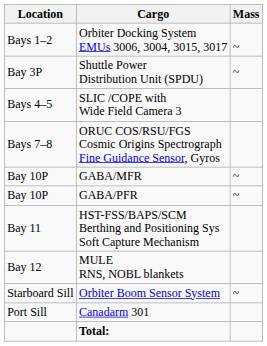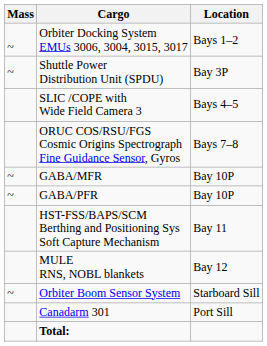columns swapped: (40, 14) <-> (246, 14)
